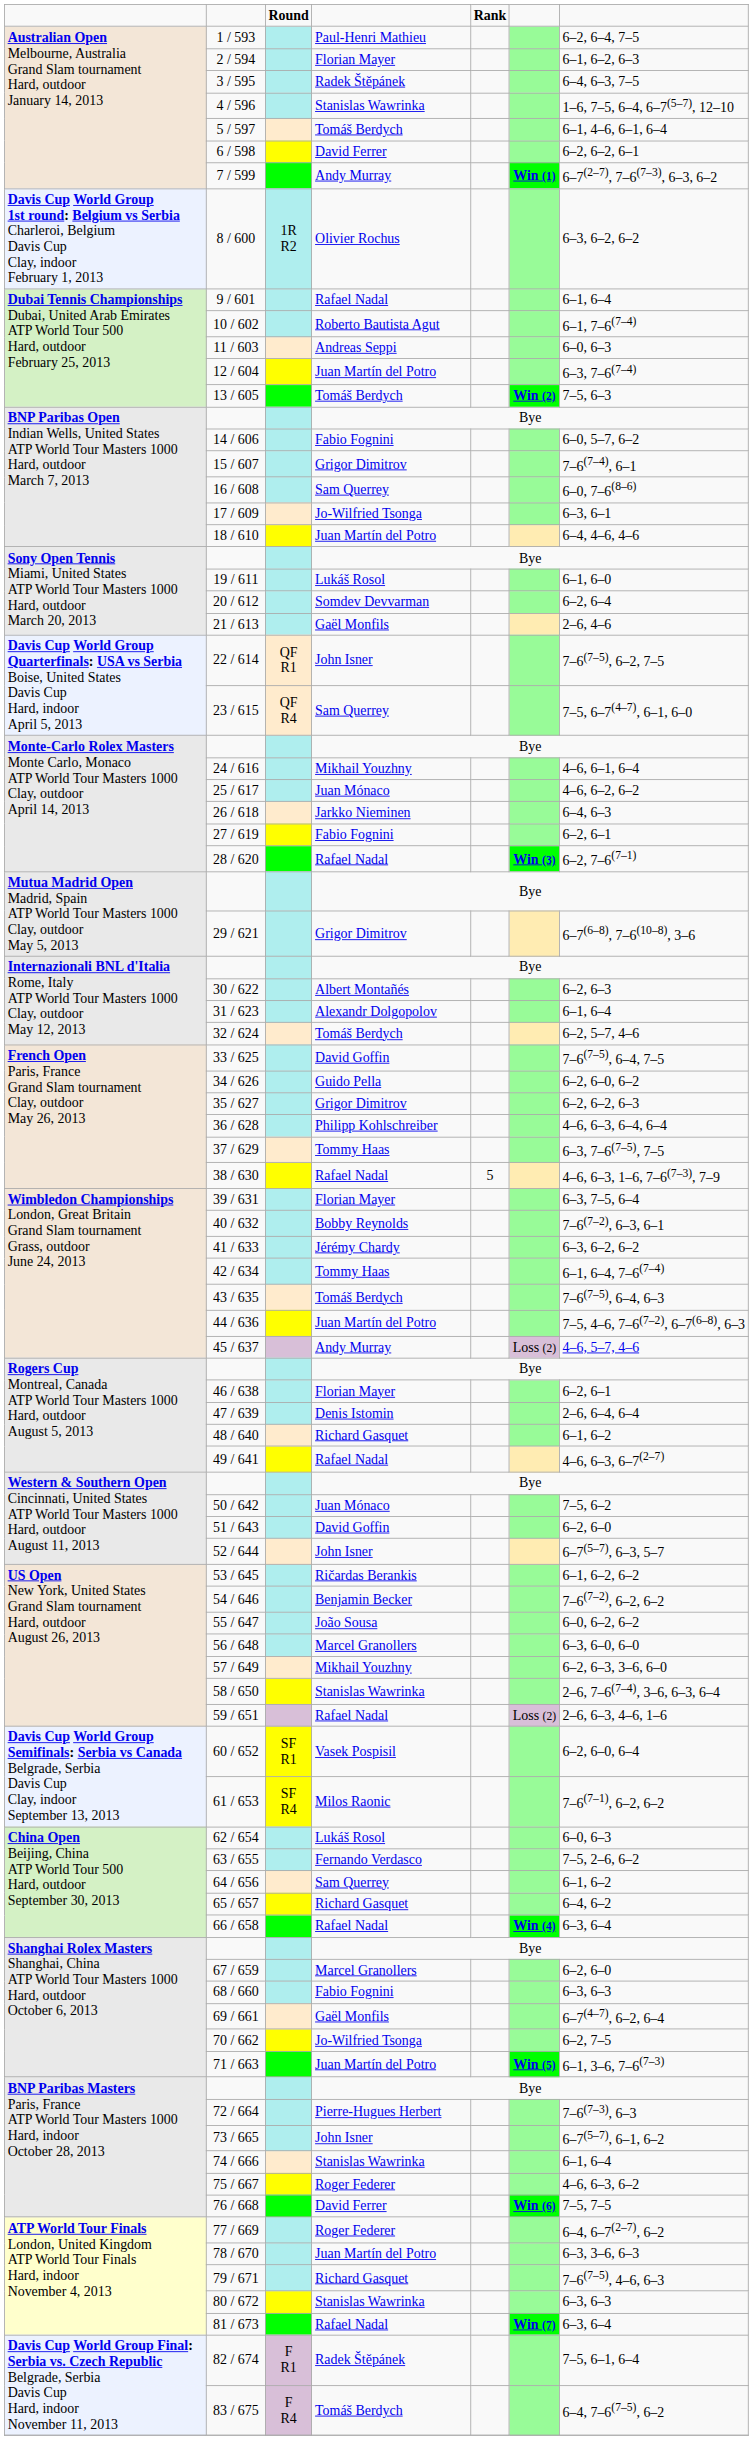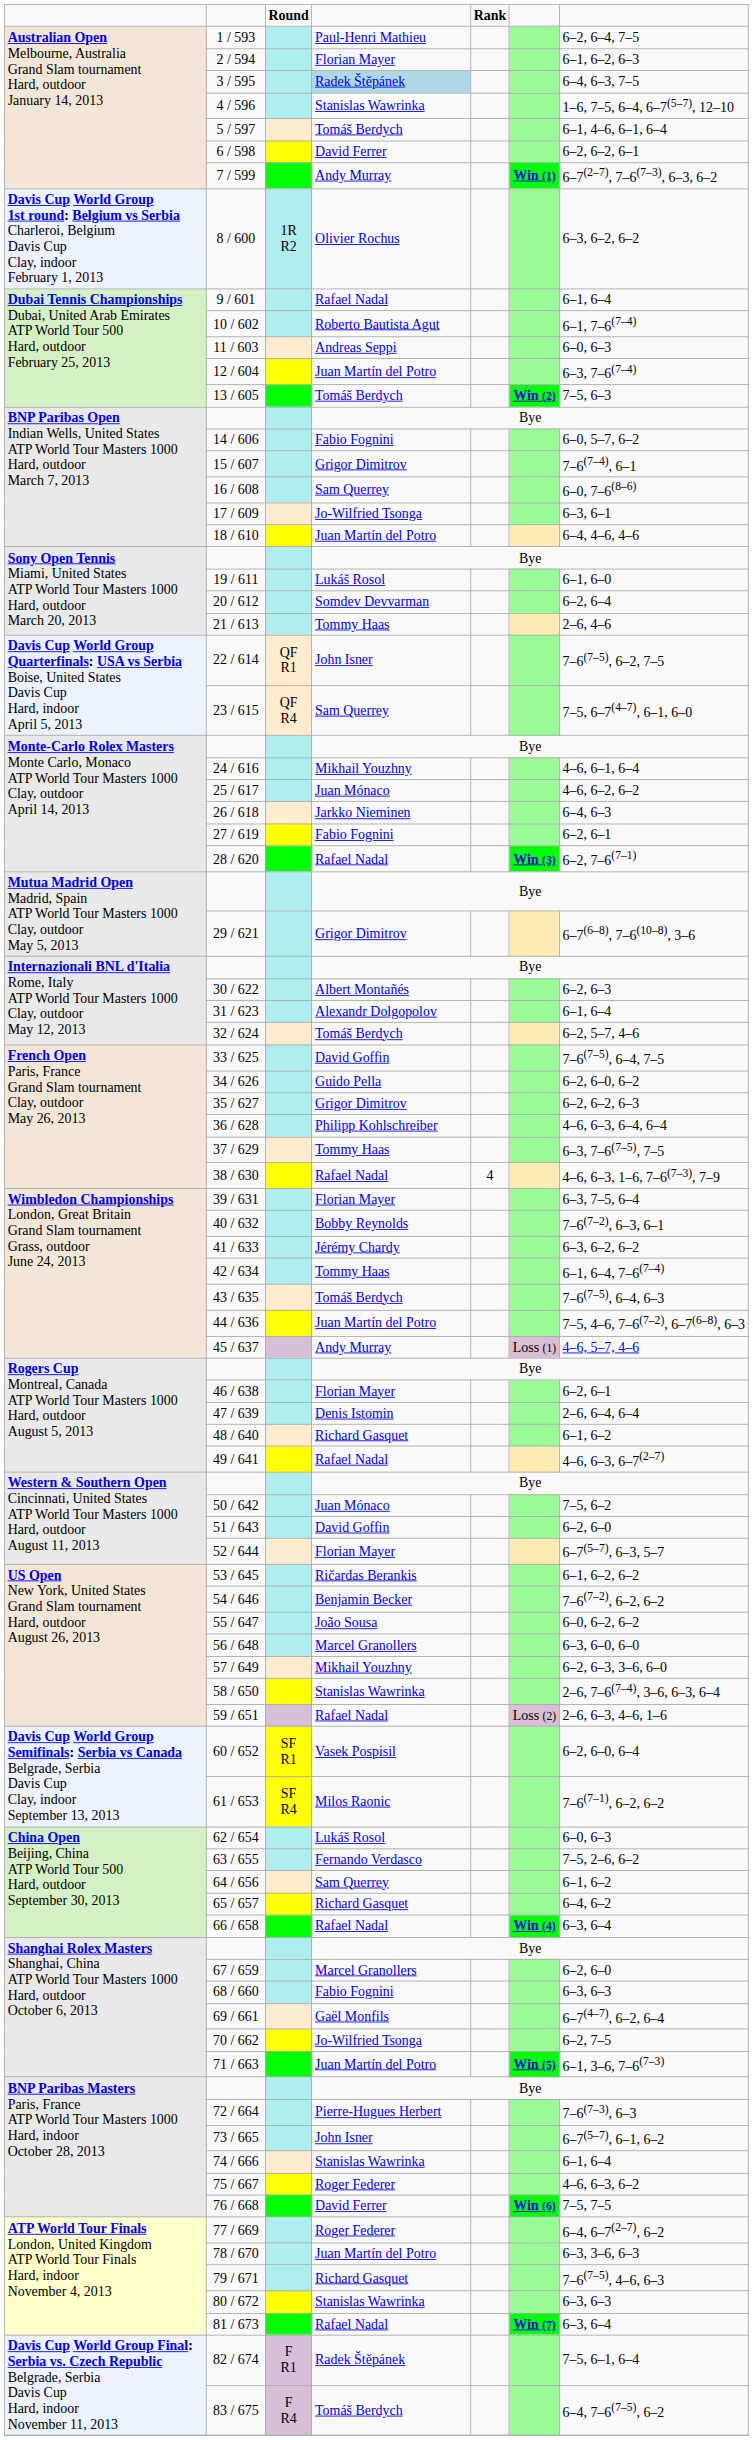(360, 81) no background -> (360, 81) lightblue background
(352, 624) Gaël Monfils -> (352, 624) Tommy Haas
(490, 1175) 5 -> (490, 1175) 4
(534, 1347) Loss (2) -> (534, 1347) Loss (1)
(344, 1551) John Isner -> (355, 1551) Florian Mayer
